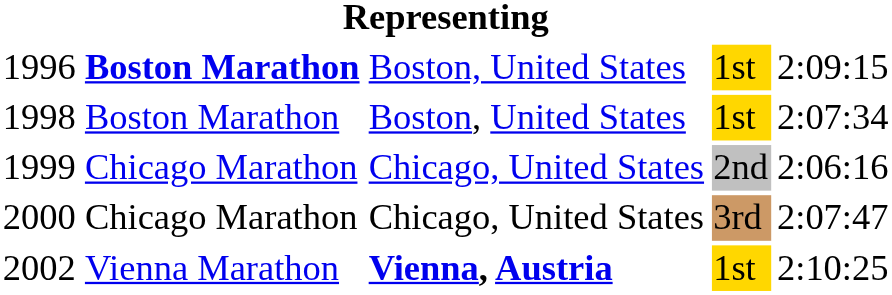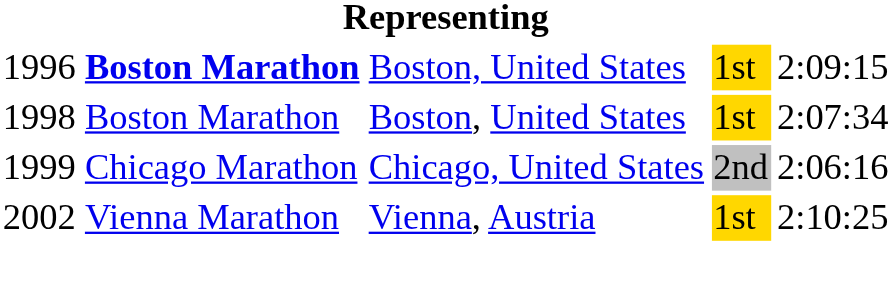- row: (39, 217)
(491, 267) bold -> (482, 217) normal
